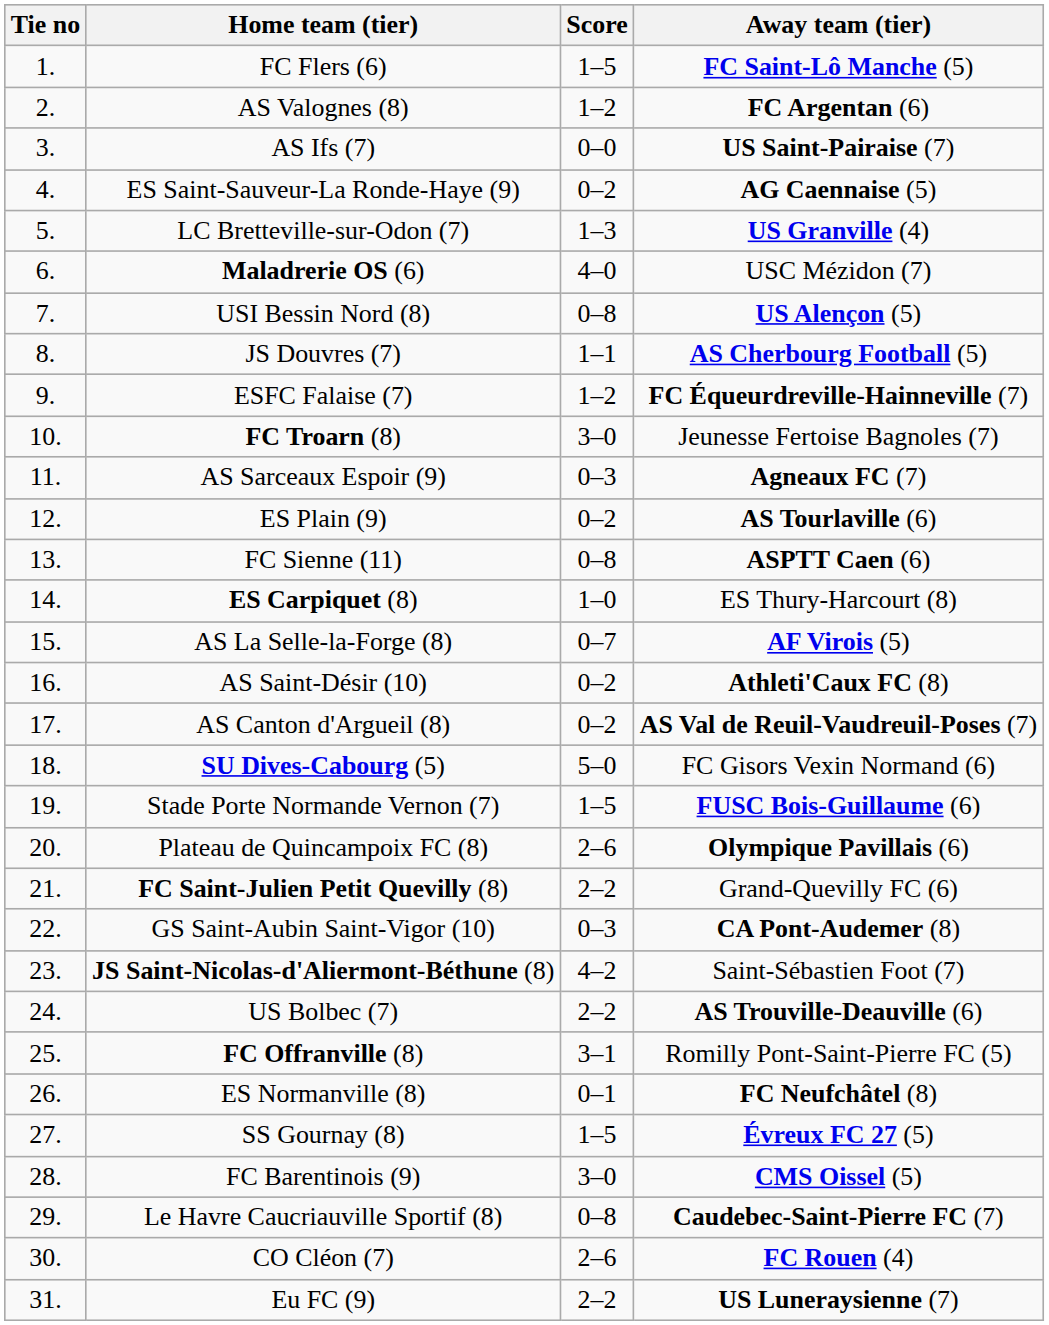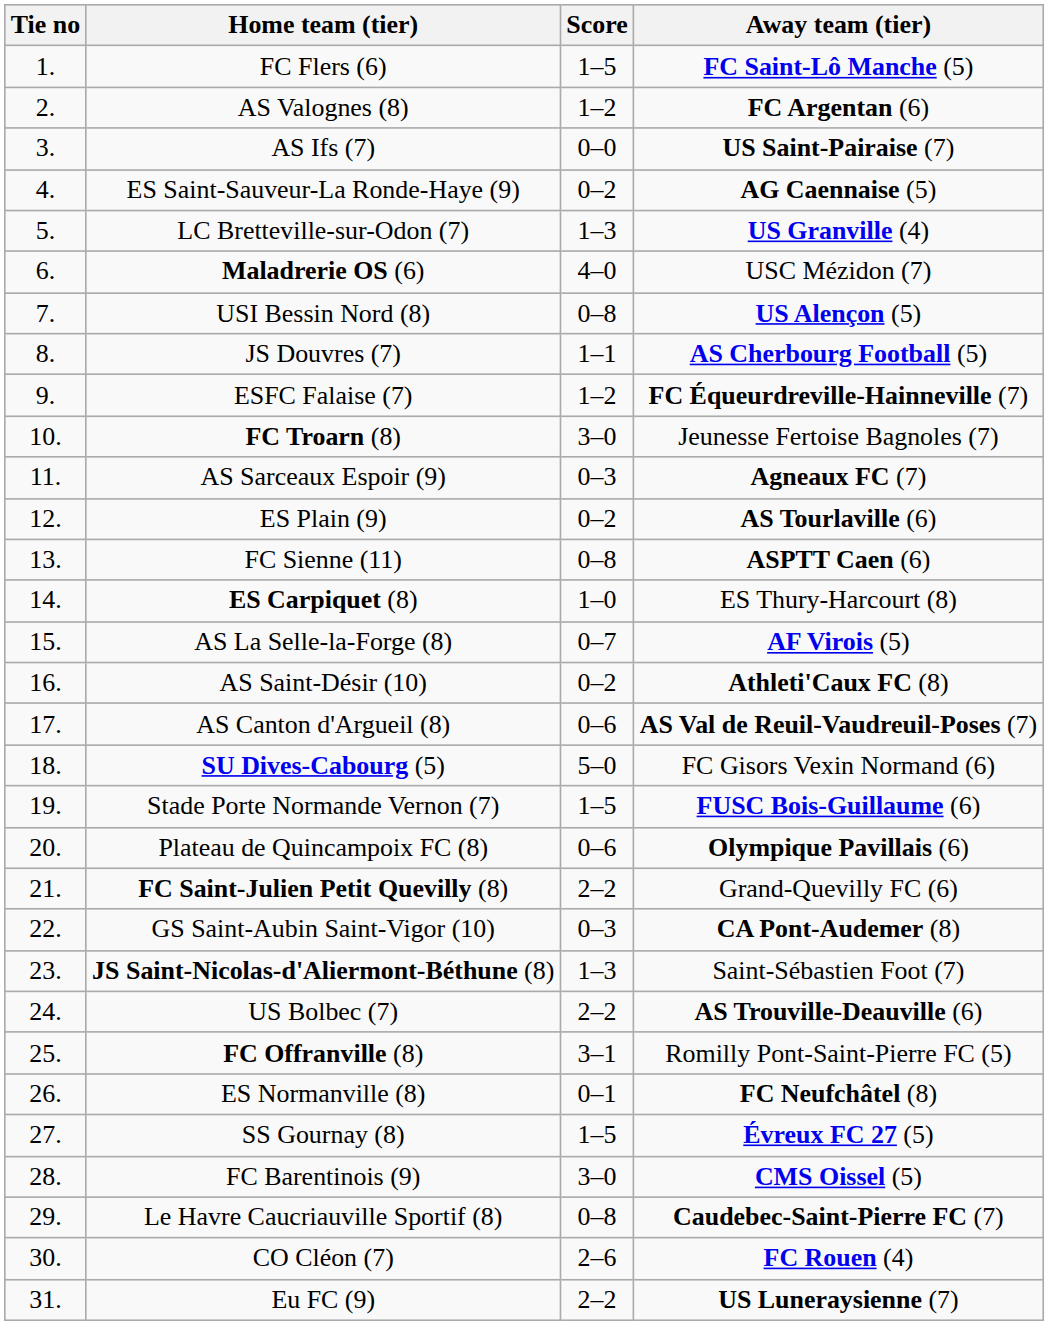(597, 723) 0–2 -> (597, 723) 0–6
(597, 847) 2–6 -> (597, 847) 0–6
(597, 970) 4–2 -> (597, 970) 1–3
